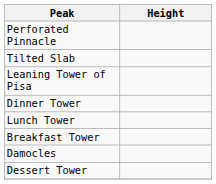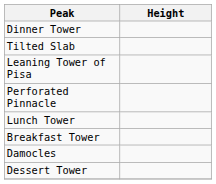rows swapped: (38, 35) <-> (44, 103)
